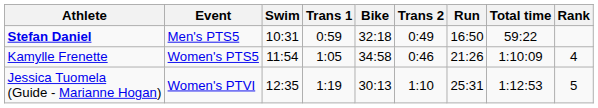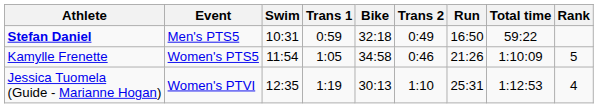(574, 57) 4 -> (574, 57) 5
(574, 85) 5 -> (574, 85) 4
